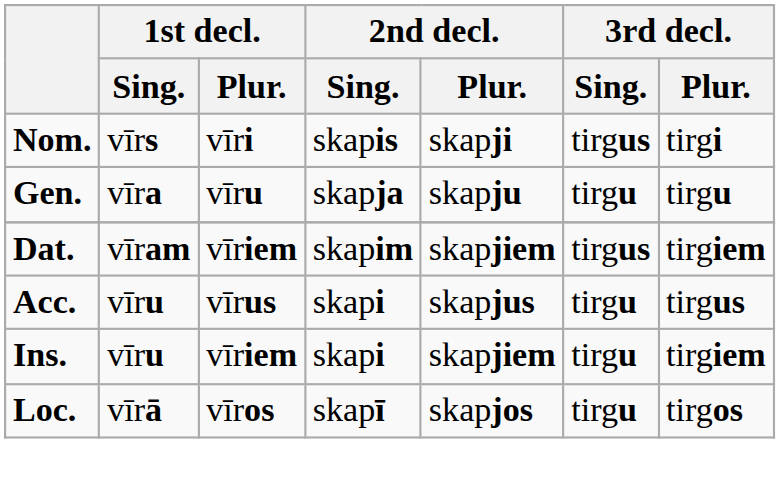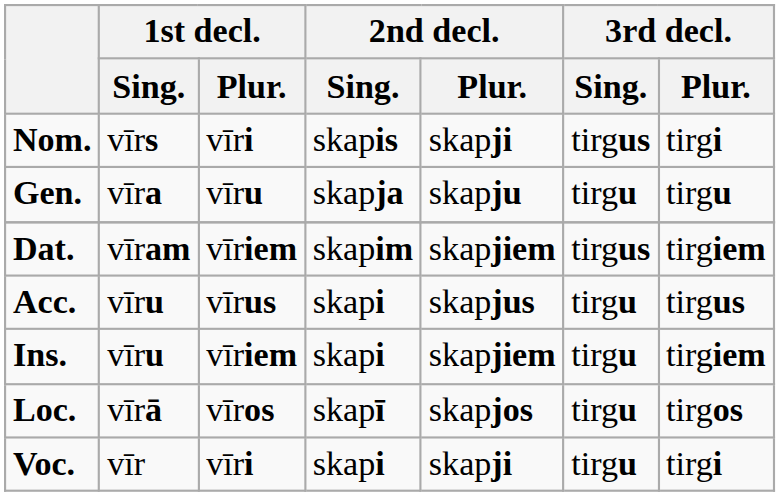+ row: (44, 463)
